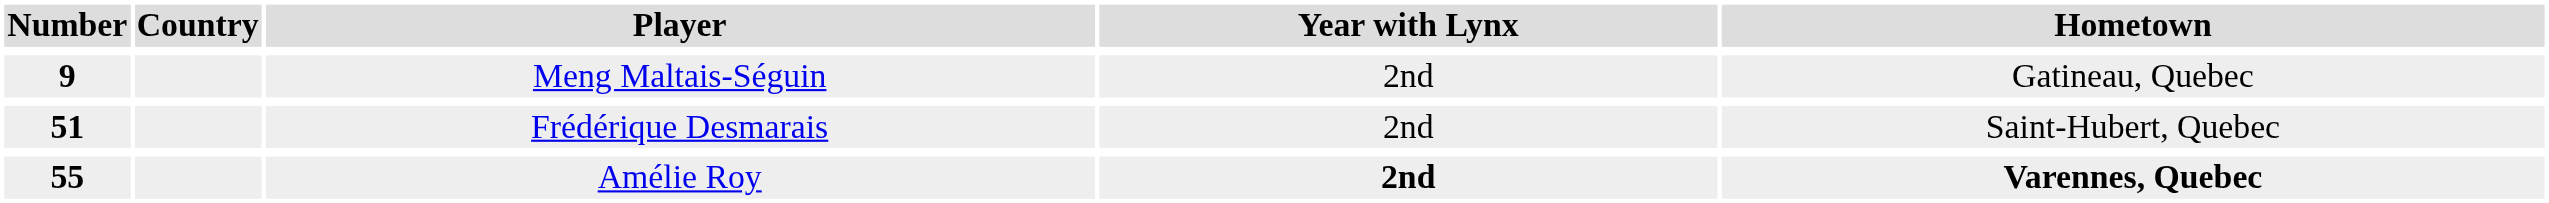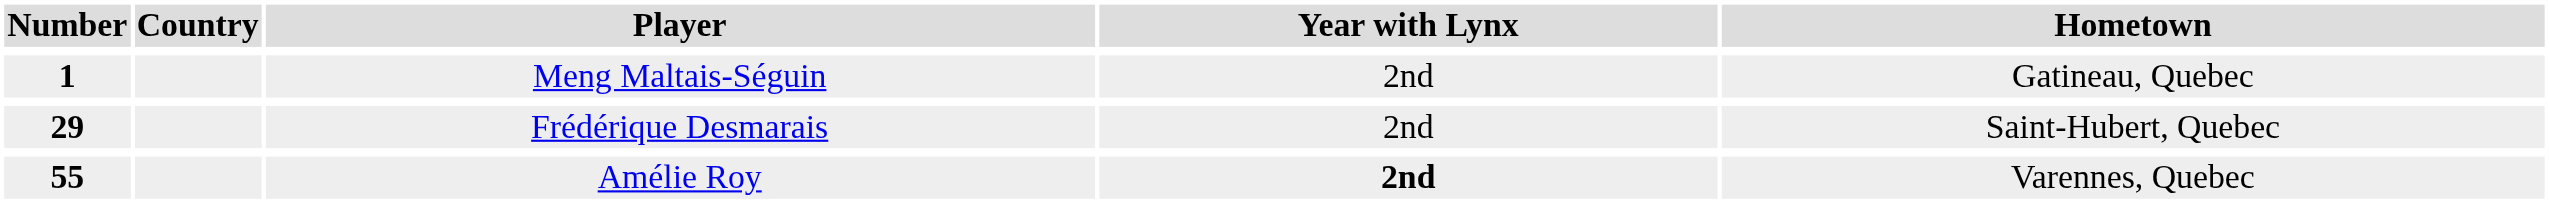(67, 75) 9 -> (67, 75) 1
(67, 126) 51 -> (67, 126) 29
(2133, 177) bold -> (2133, 177) normal
